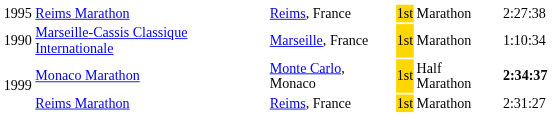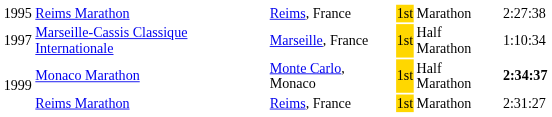(18, 40) 1990 -> (18, 40) 1997
(444, 40) Marathon -> (444, 40) Half Marathon
